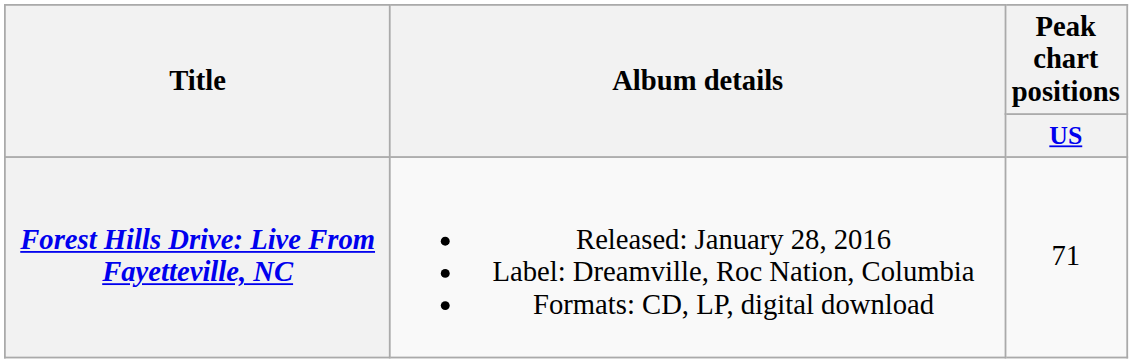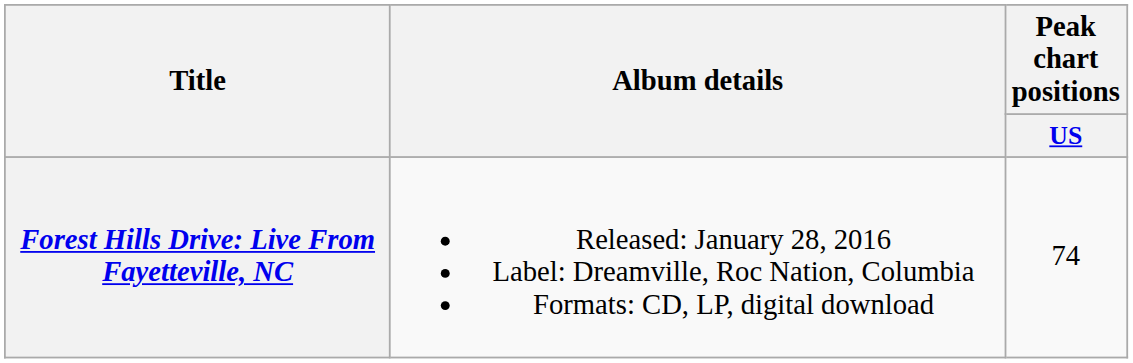(1066, 256) 71 -> (1066, 256) 74
